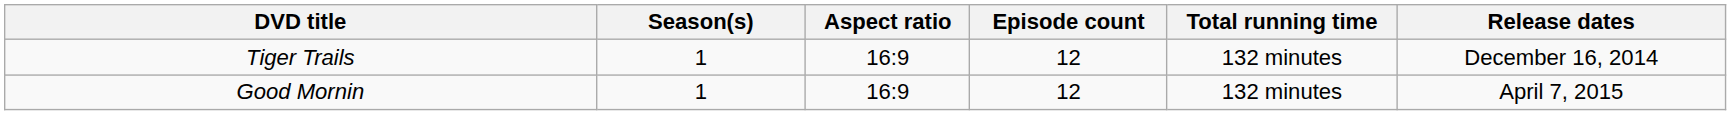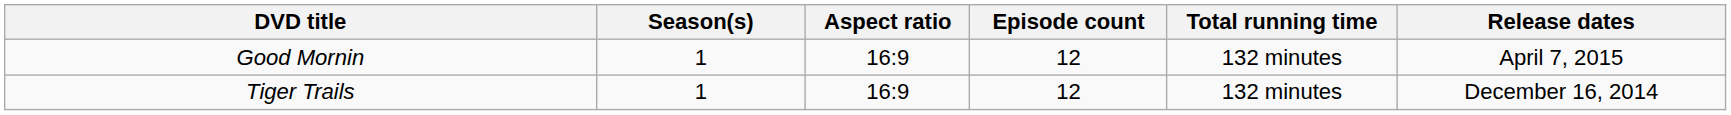rows swapped: (300, 57) <-> (300, 92)
